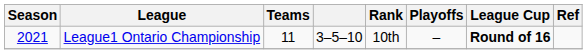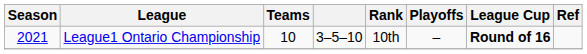(288, 37) 11 -> (288, 37) 10
